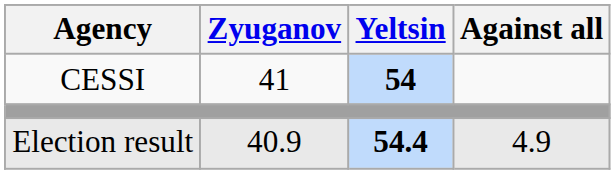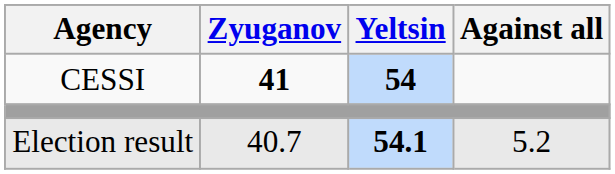(274, 78) normal -> (274, 78) bold
(274, 142) 40.9 -> (274, 142) 40.7
(401, 142) 54.4 -> (401, 142) 54.1
(532, 142) 4.9 -> (532, 142) 5.2
